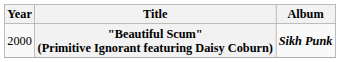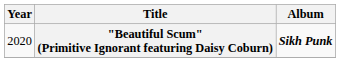(20, 40) 2000 -> (20, 40) 2020
